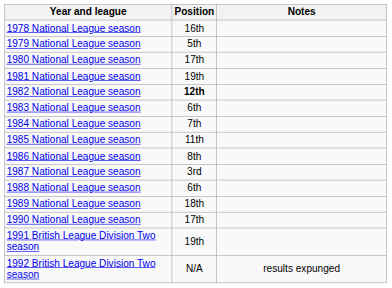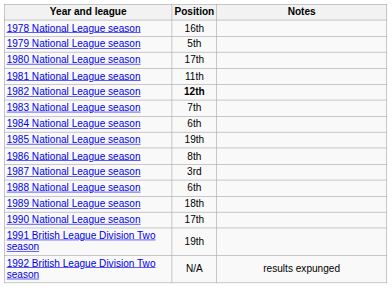(194, 76) 19th -> (194, 76) 11th
(194, 108) 6th -> (194, 108) 7th
(194, 124) 7th -> (194, 124) 6th
(194, 140) 11th -> (194, 140) 19th
